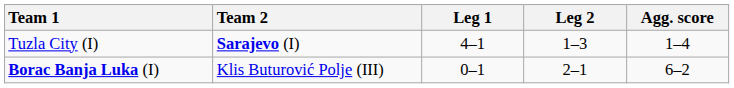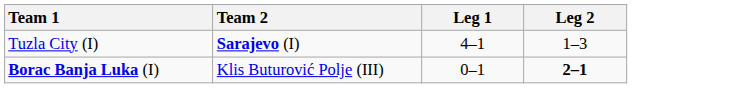- column: (677, 17)
(575, 69) normal -> (575, 69) bold
